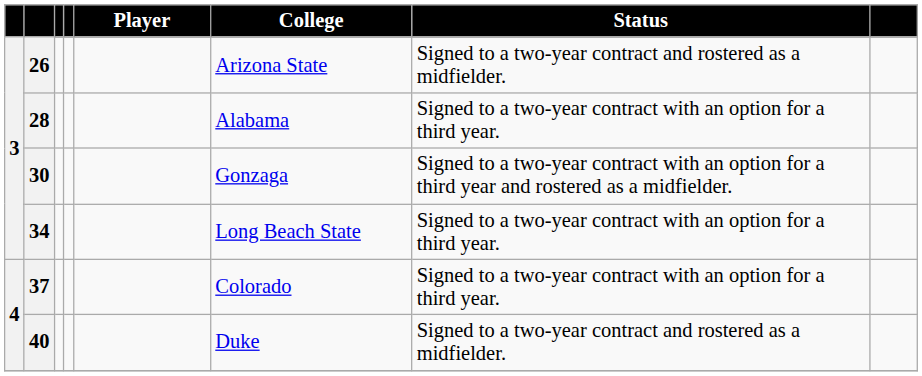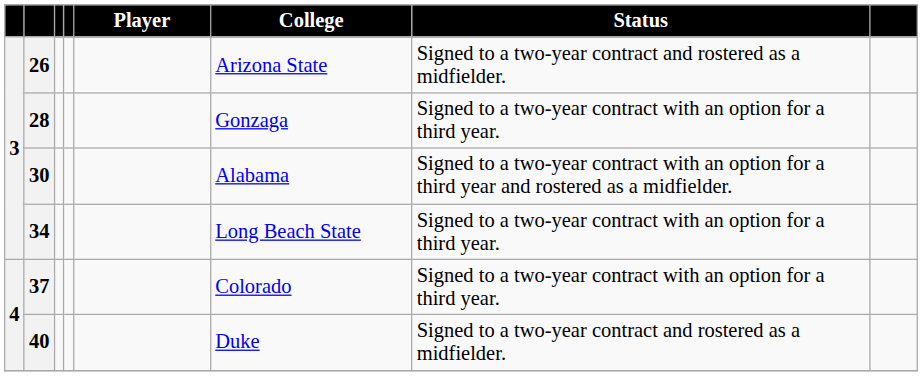(252, 120) Alabama -> (252, 120) Gonzaga
(252, 175) Gonzaga -> (252, 175) Alabama
